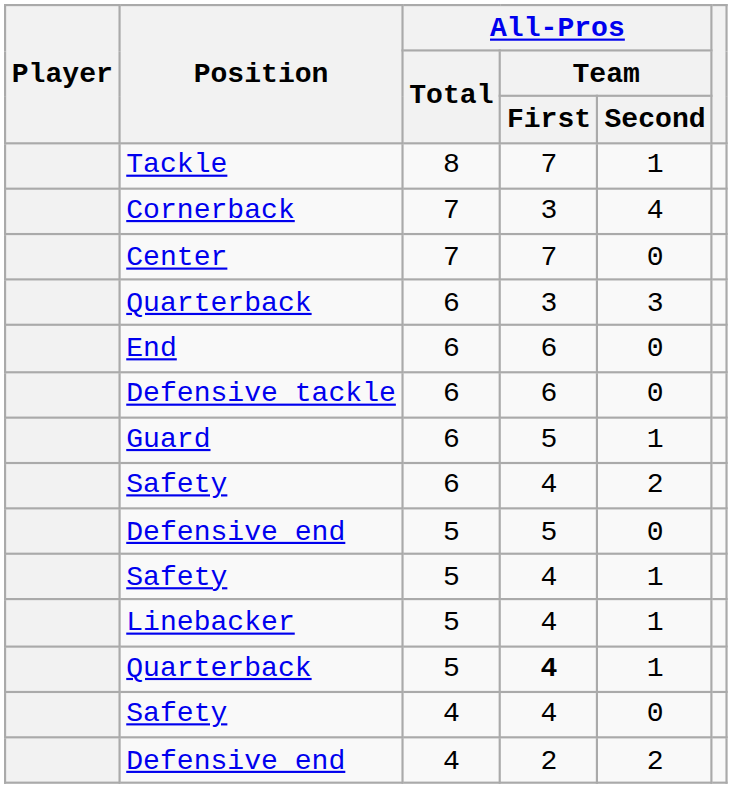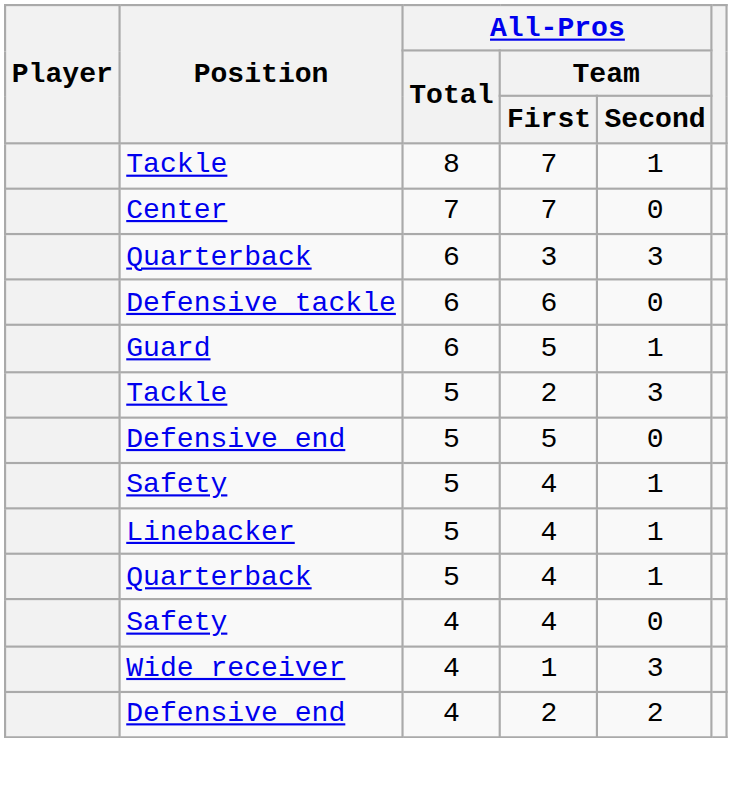- row: (210, 211)
- row: (152, 348)
- row: (177, 486)
+ row: (177, 394)
(549, 669) bold -> (549, 577) normal
+ row: (236, 669)
